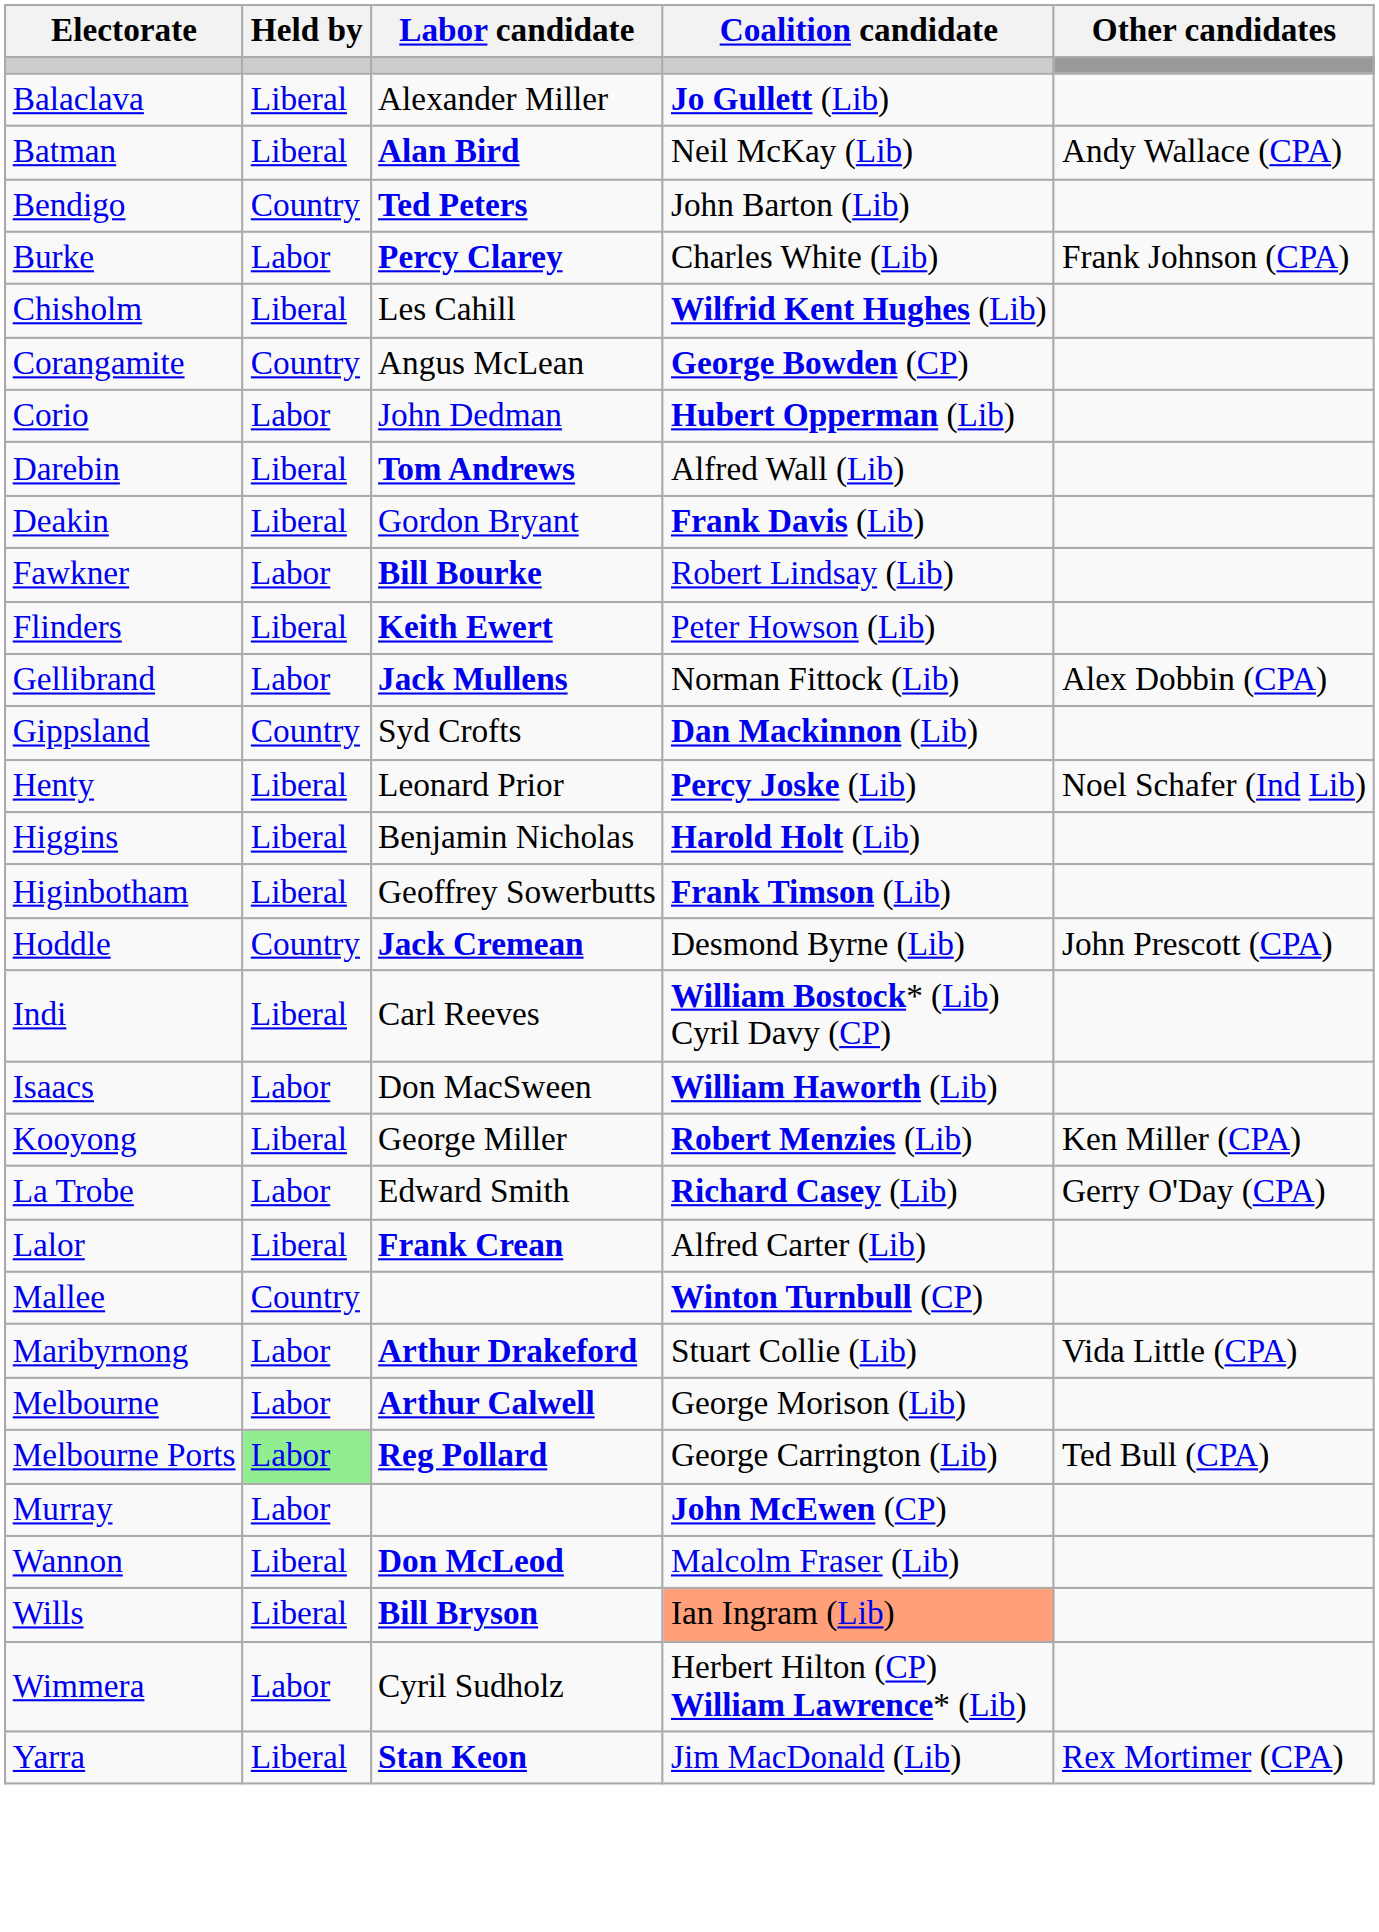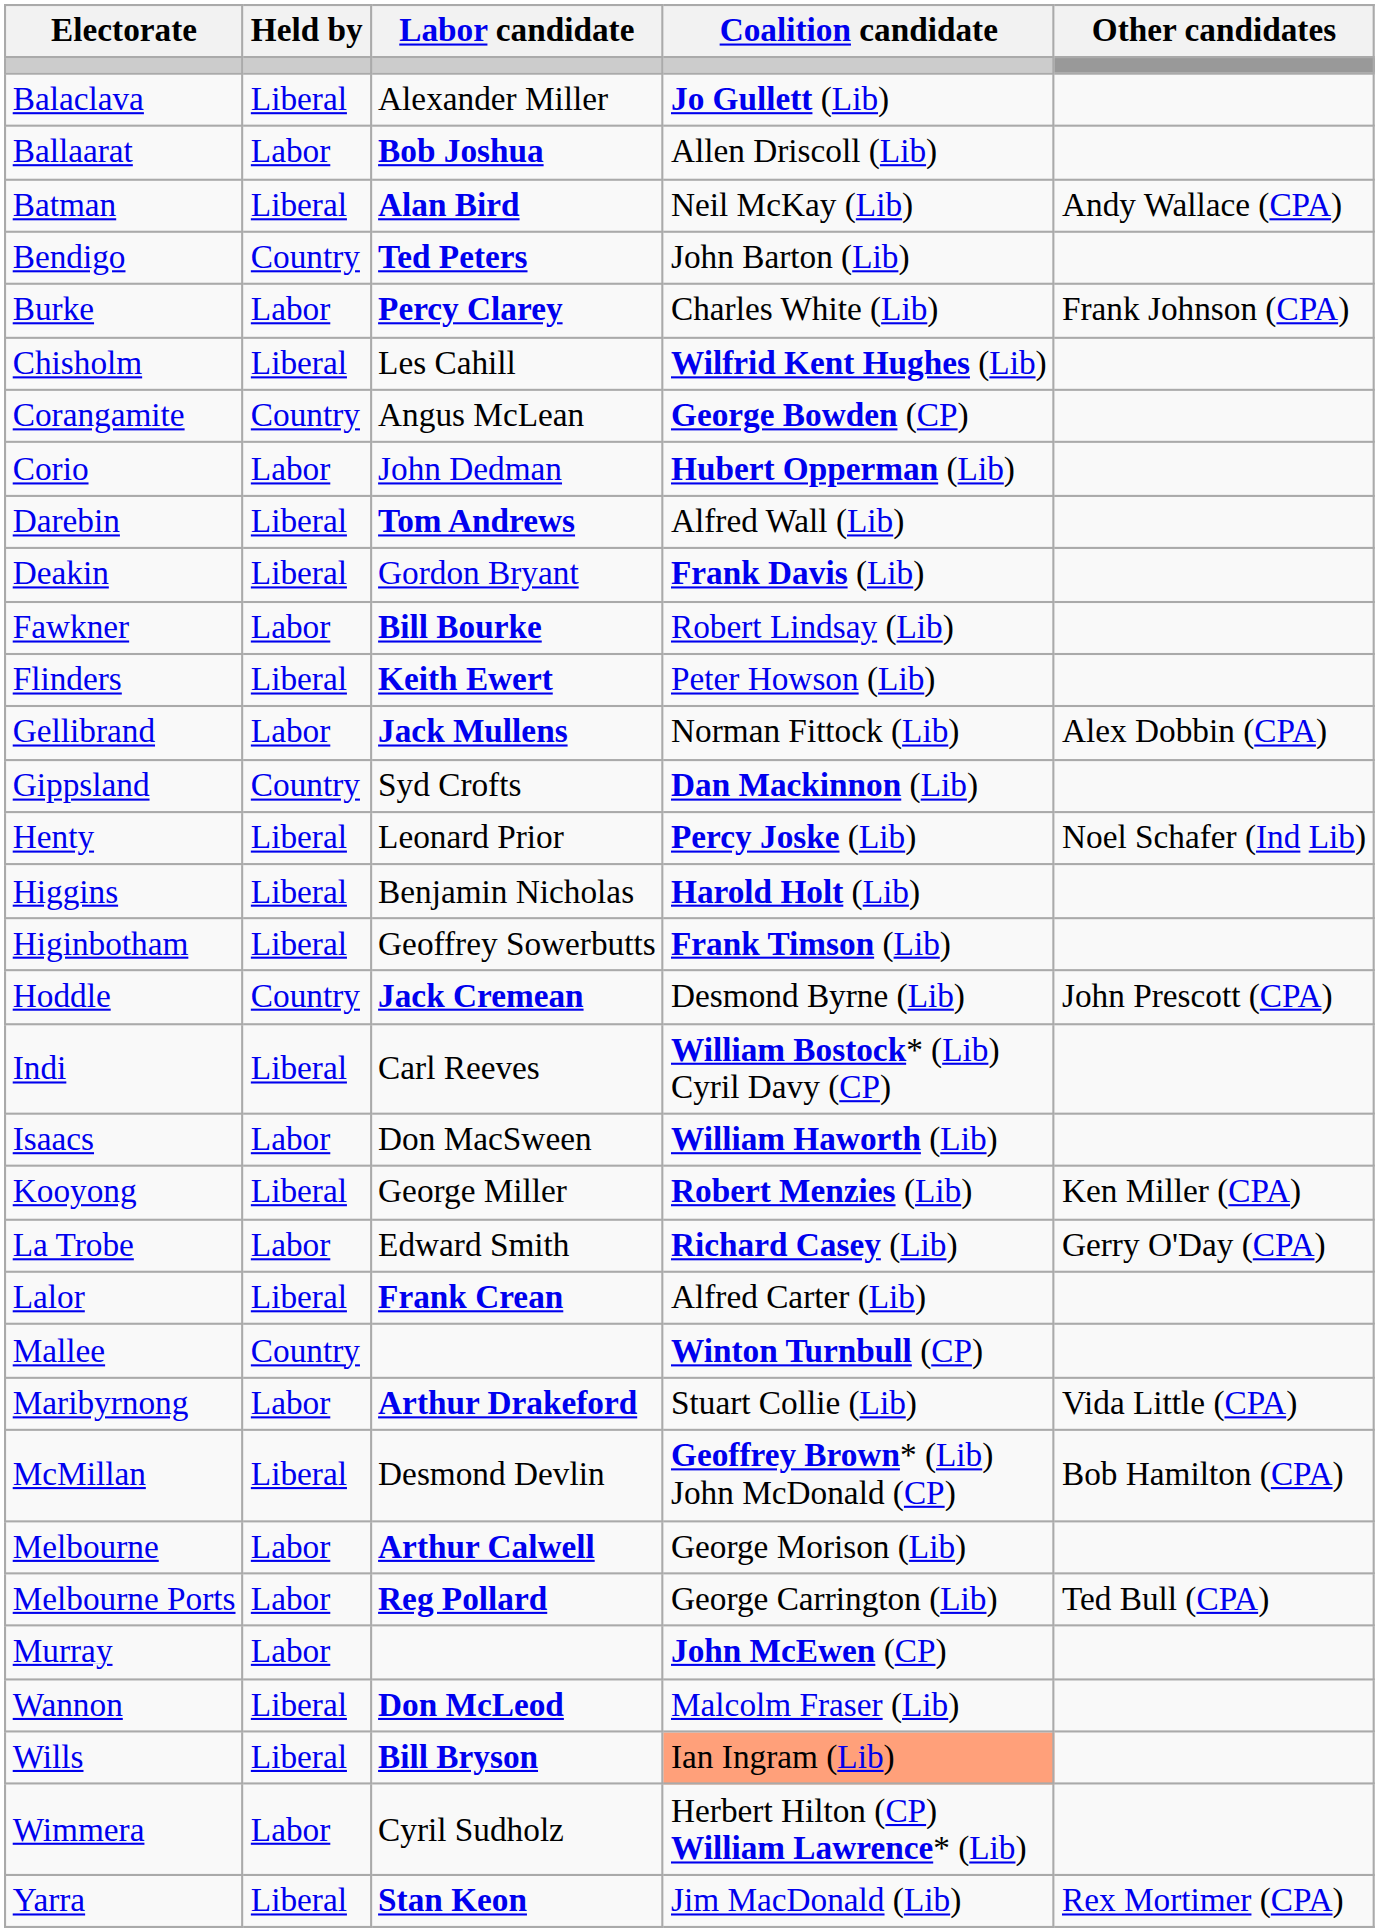+ row: (73, 151)
+ row: (79, 1474)
(291, 1455) lightgreen background -> (291, 1598) no background
